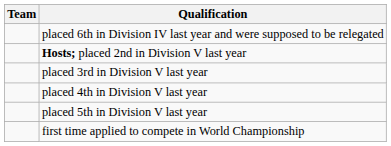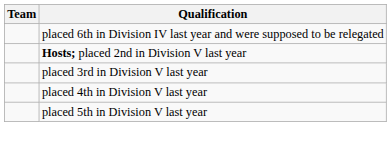- row: (173, 131)
